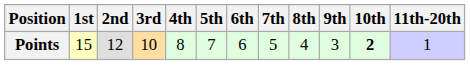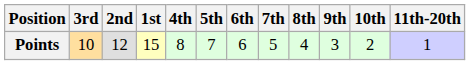columns swapped: (84, 17) <-> (149, 17)
(370, 45) bold -> (370, 45) normal
